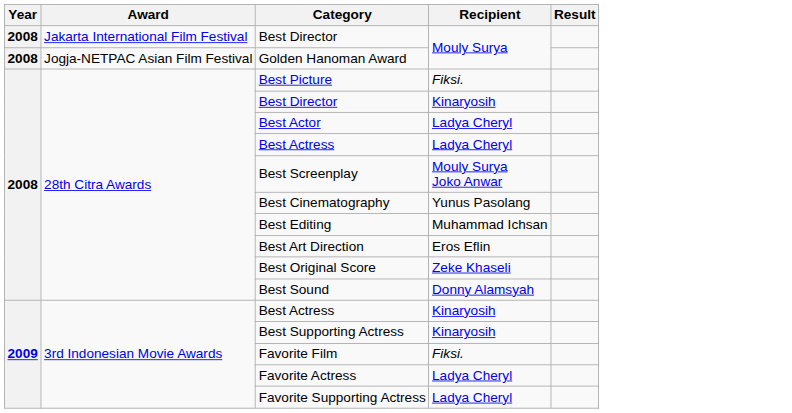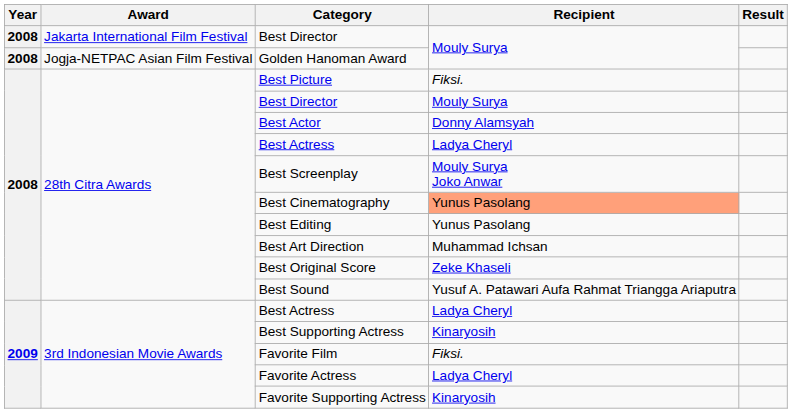(464, 101) Kinaryosih -> (470, 101) Mouly Surya
(472, 123) Ladya Cheryl -> (483, 123) Donny Alamsyah
(481, 203) no background -> (481, 203) lightsalmon background
(490, 224) Muhammad Ichsan -> (481, 224) Yunus Pasolang
(461, 246) Eros Eflin -> (490, 246) Muhammad Ichsan
(483, 289) Donny Alamsyah -> (584, 289) Yusuf A. Patawari Aufa Rahmat Triangga Ariaputra
(464, 310) Kinaryosih -> (472, 310) Ladya Cheryl
(472, 397) Ladya Cheryl -> (464, 397) Kinaryosih
